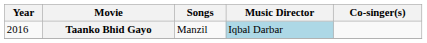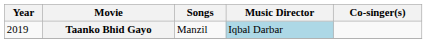(18, 30) 2016 -> (18, 30) 2019
